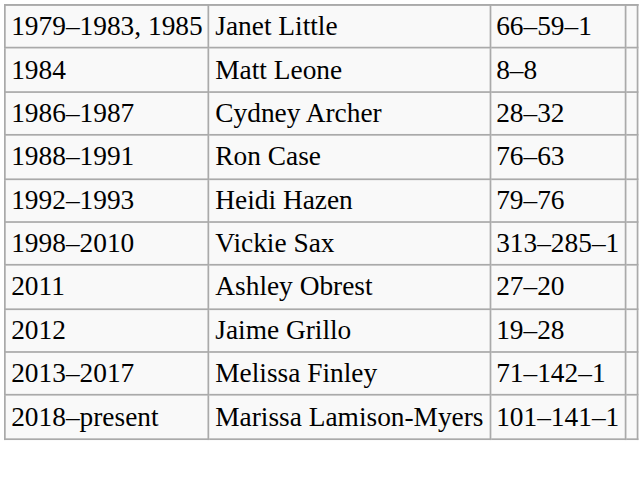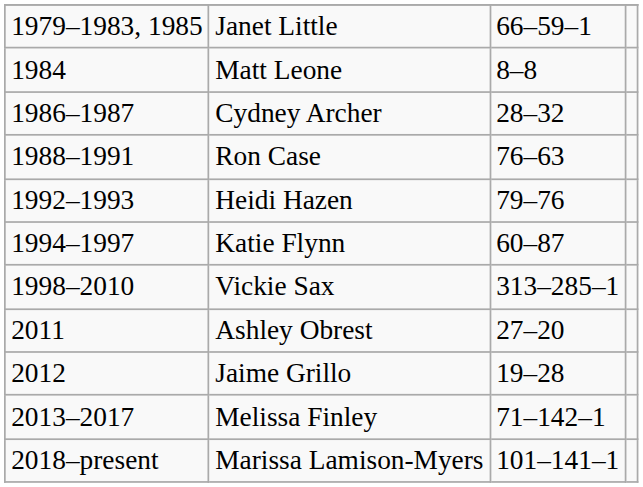+ row: (280, 243)
